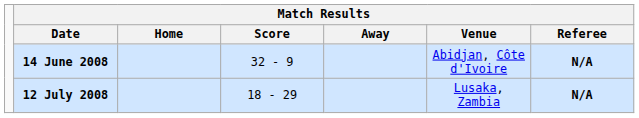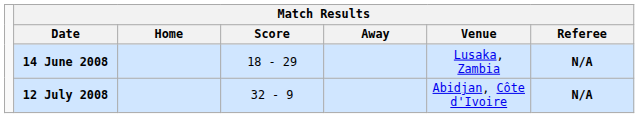(272, 61) 32 - 9 -> (272, 61) 18 - 29
(479, 61) Abidjan, Côte d'Ivoire -> (479, 61) Lusaka, Zambia
(272, 95) 18 - 29 -> (272, 95) 32 - 9
(479, 95) Lusaka, Zambia -> (479, 95) Abidjan, Côte d'Ivoire
